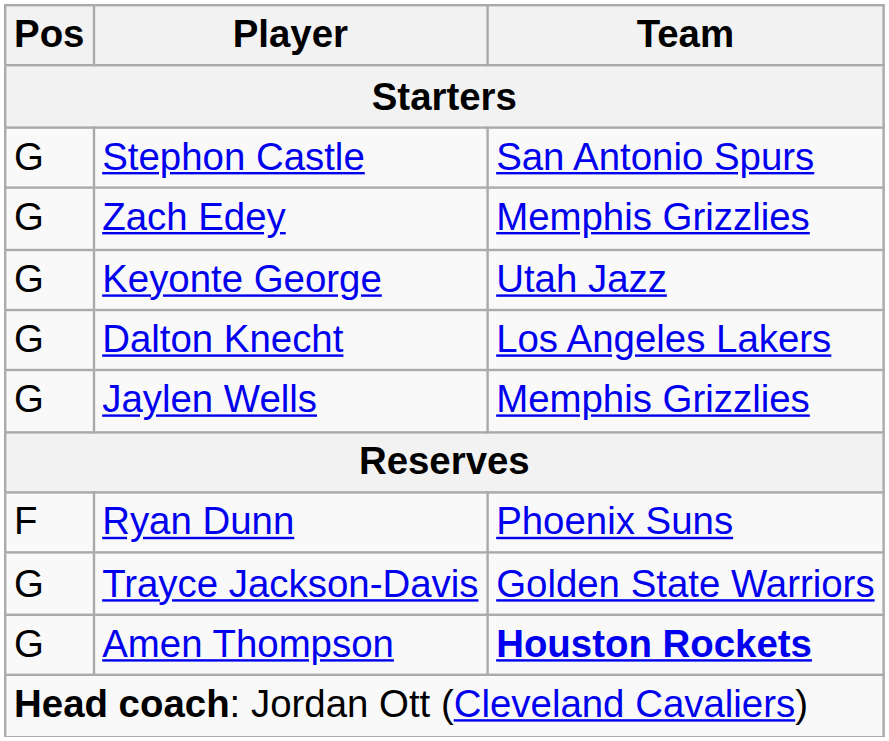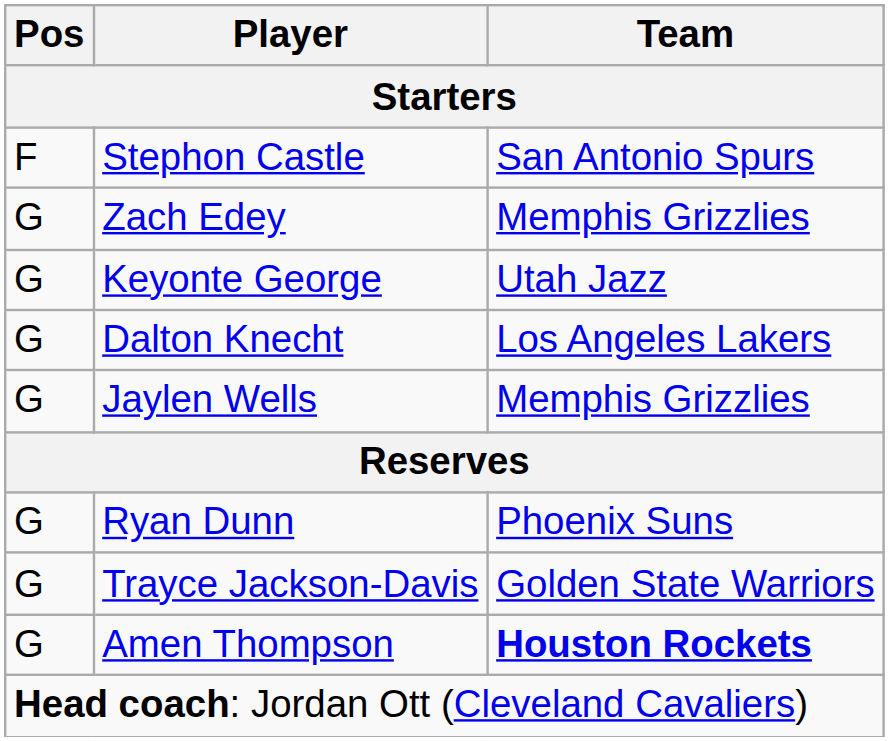(29, 156) G -> (26, 156) F
(26, 522) F -> (29, 522) G
